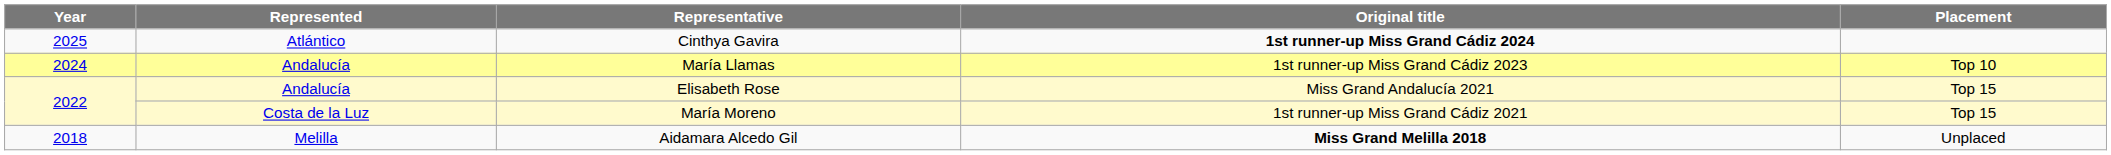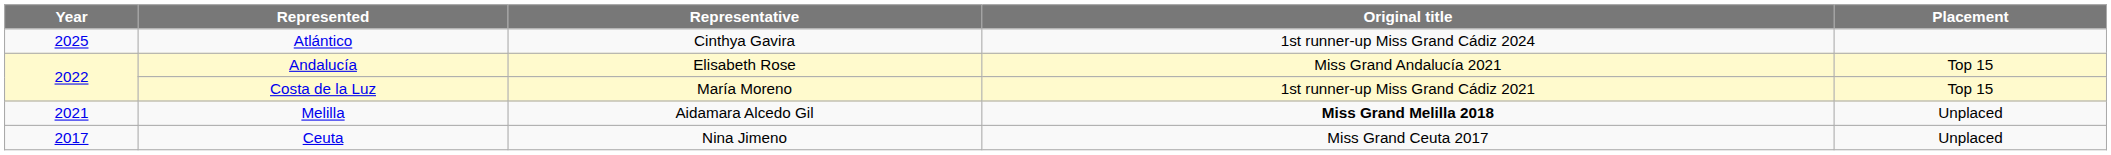(1400, 41) bold -> (1408, 41) normal
- row: (728, 65)
(70, 138) 2018 -> (72, 113) 2021
+ row: (745, 138)
